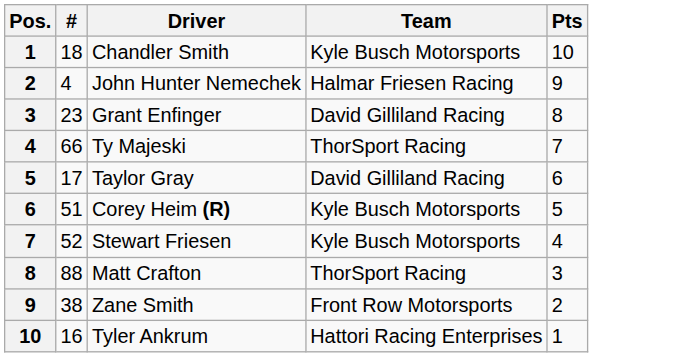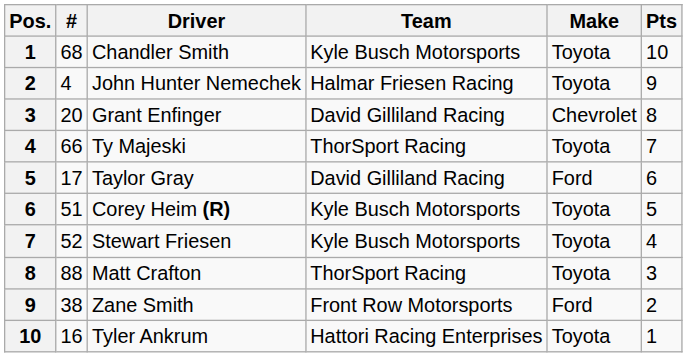+ column: (594, 21)
(72, 52) 18 -> (72, 52) 68
(72, 115) 23 -> (72, 115) 20
